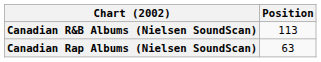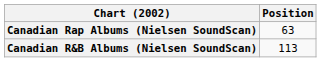rows swapped: (132, 30) <-> (132, 48)
